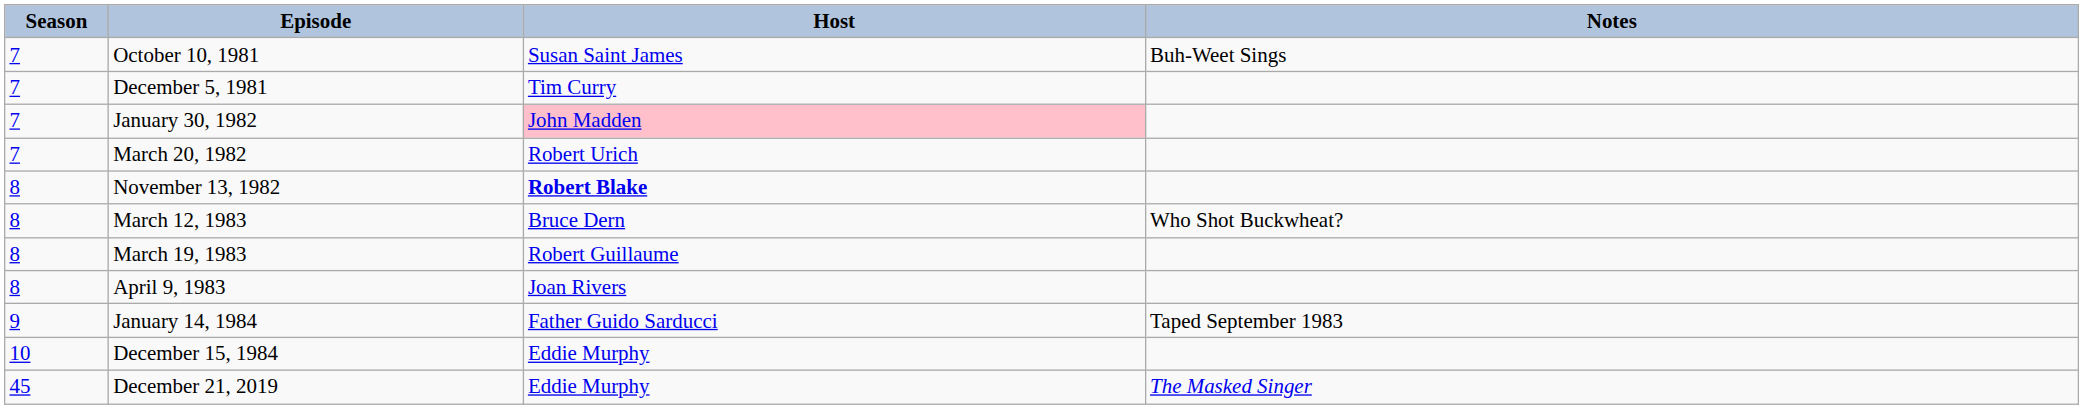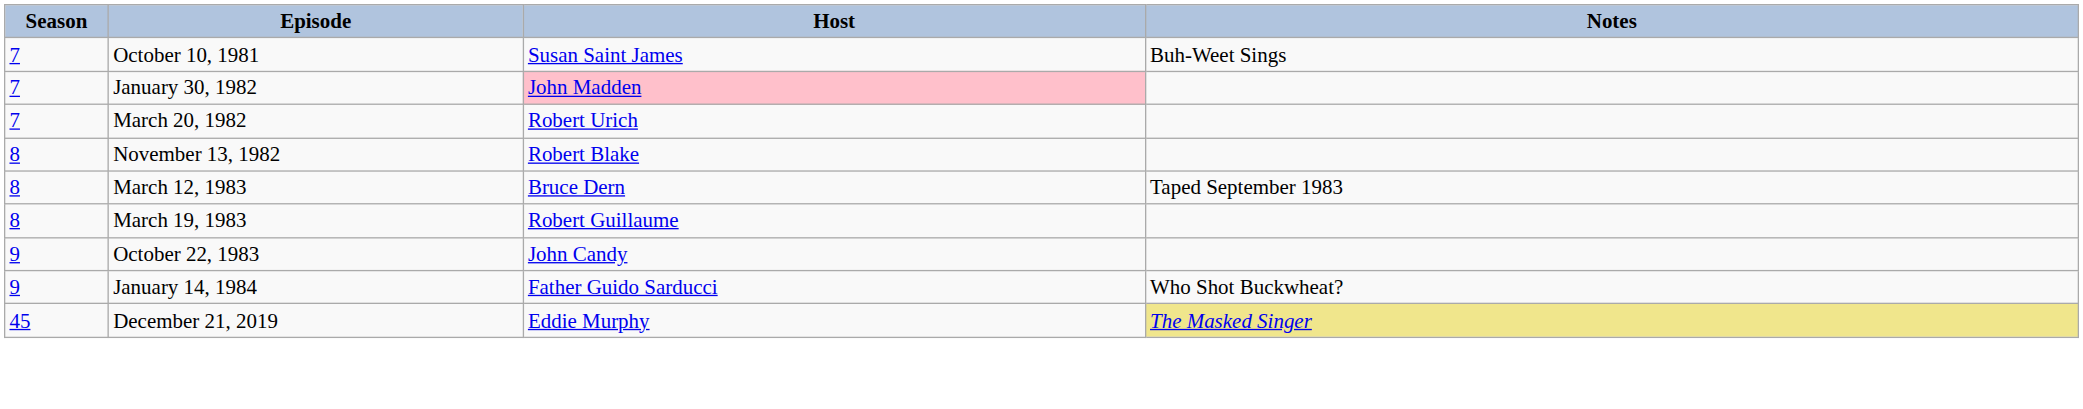- row: (190, 87)
(588, 187) bold -> (583, 154) normal
(1247, 220) Who Shot Buckwheat? -> (1246, 187) Taped September 1983
- row: (169, 287)
+ row: (186, 253)
(1246, 320) Taped September 1983 -> (1247, 287) Who Shot Buckwheat?
- row: (196, 353)
(1231, 386) no background -> (1231, 320) khaki background
